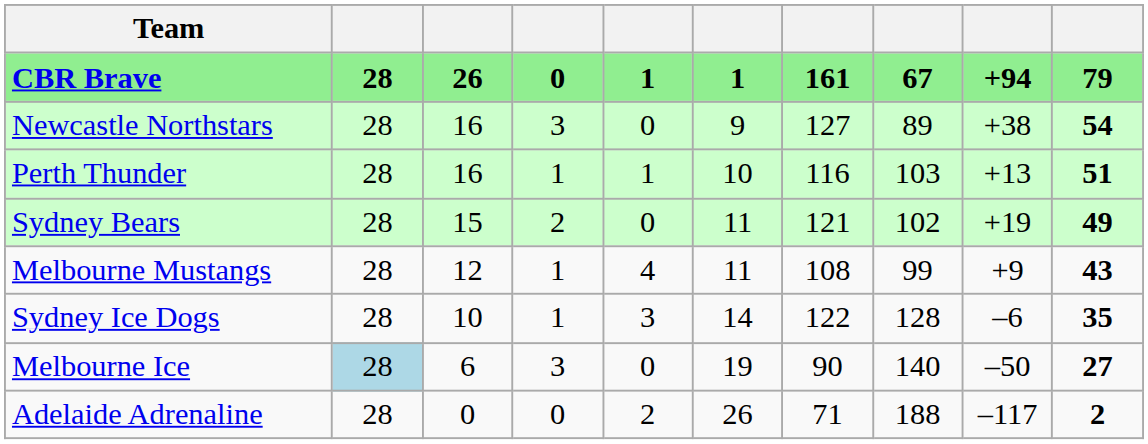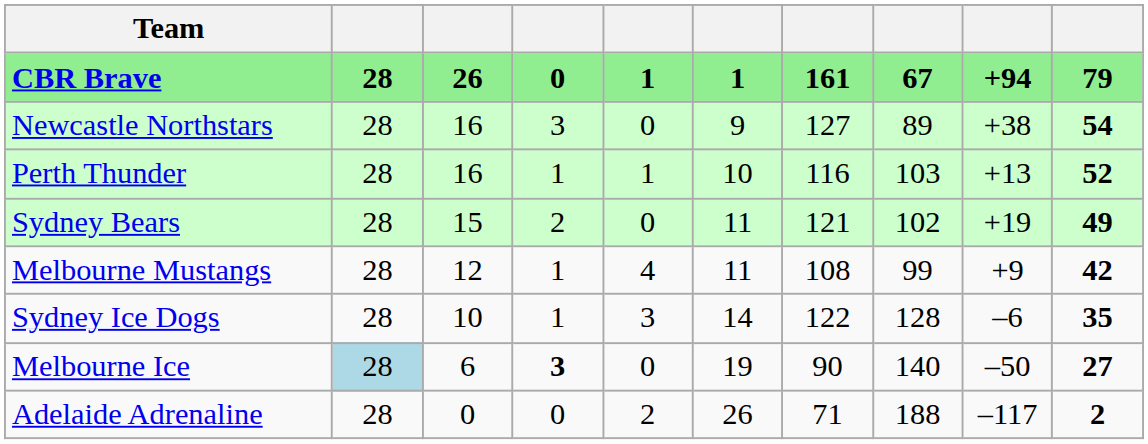(1098, 173) 51 -> (1098, 173) 52
(1098, 269) 43 -> (1098, 269) 42
(557, 366) normal -> (557, 366) bold
